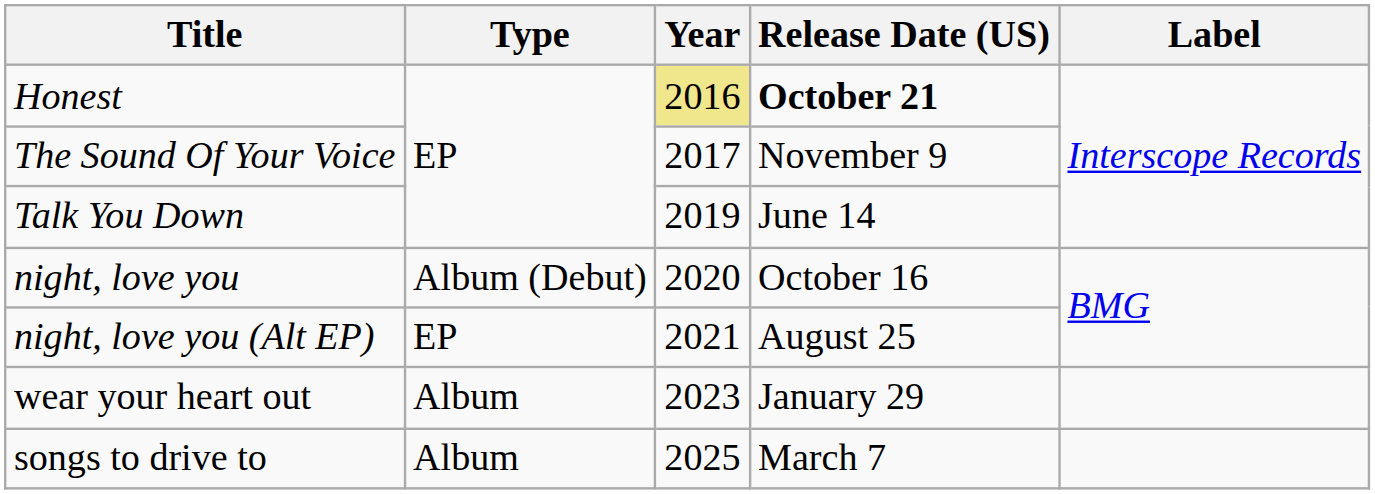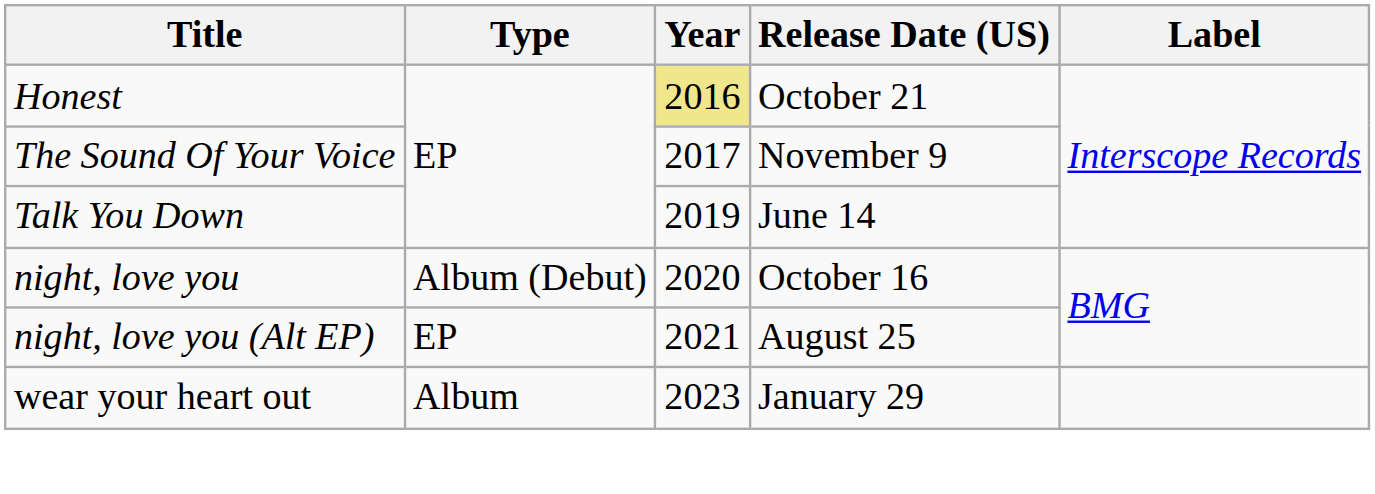(848, 95) bold -> (843, 95) normal
- row: (140, 457)
